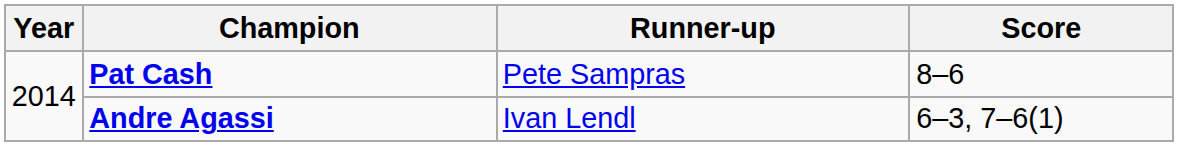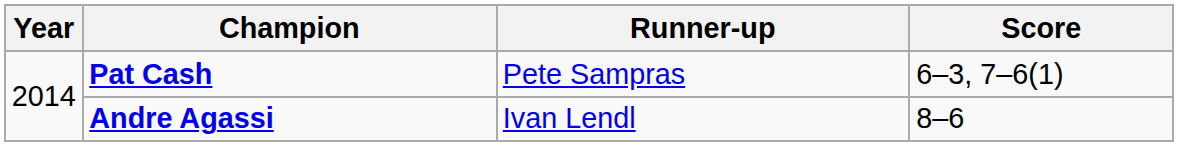(940, 74) 8–6 -> (990, 74) 6–3, 7–6(1)
(990, 119) 6–3, 7–6(1) -> (940, 119) 8–6
